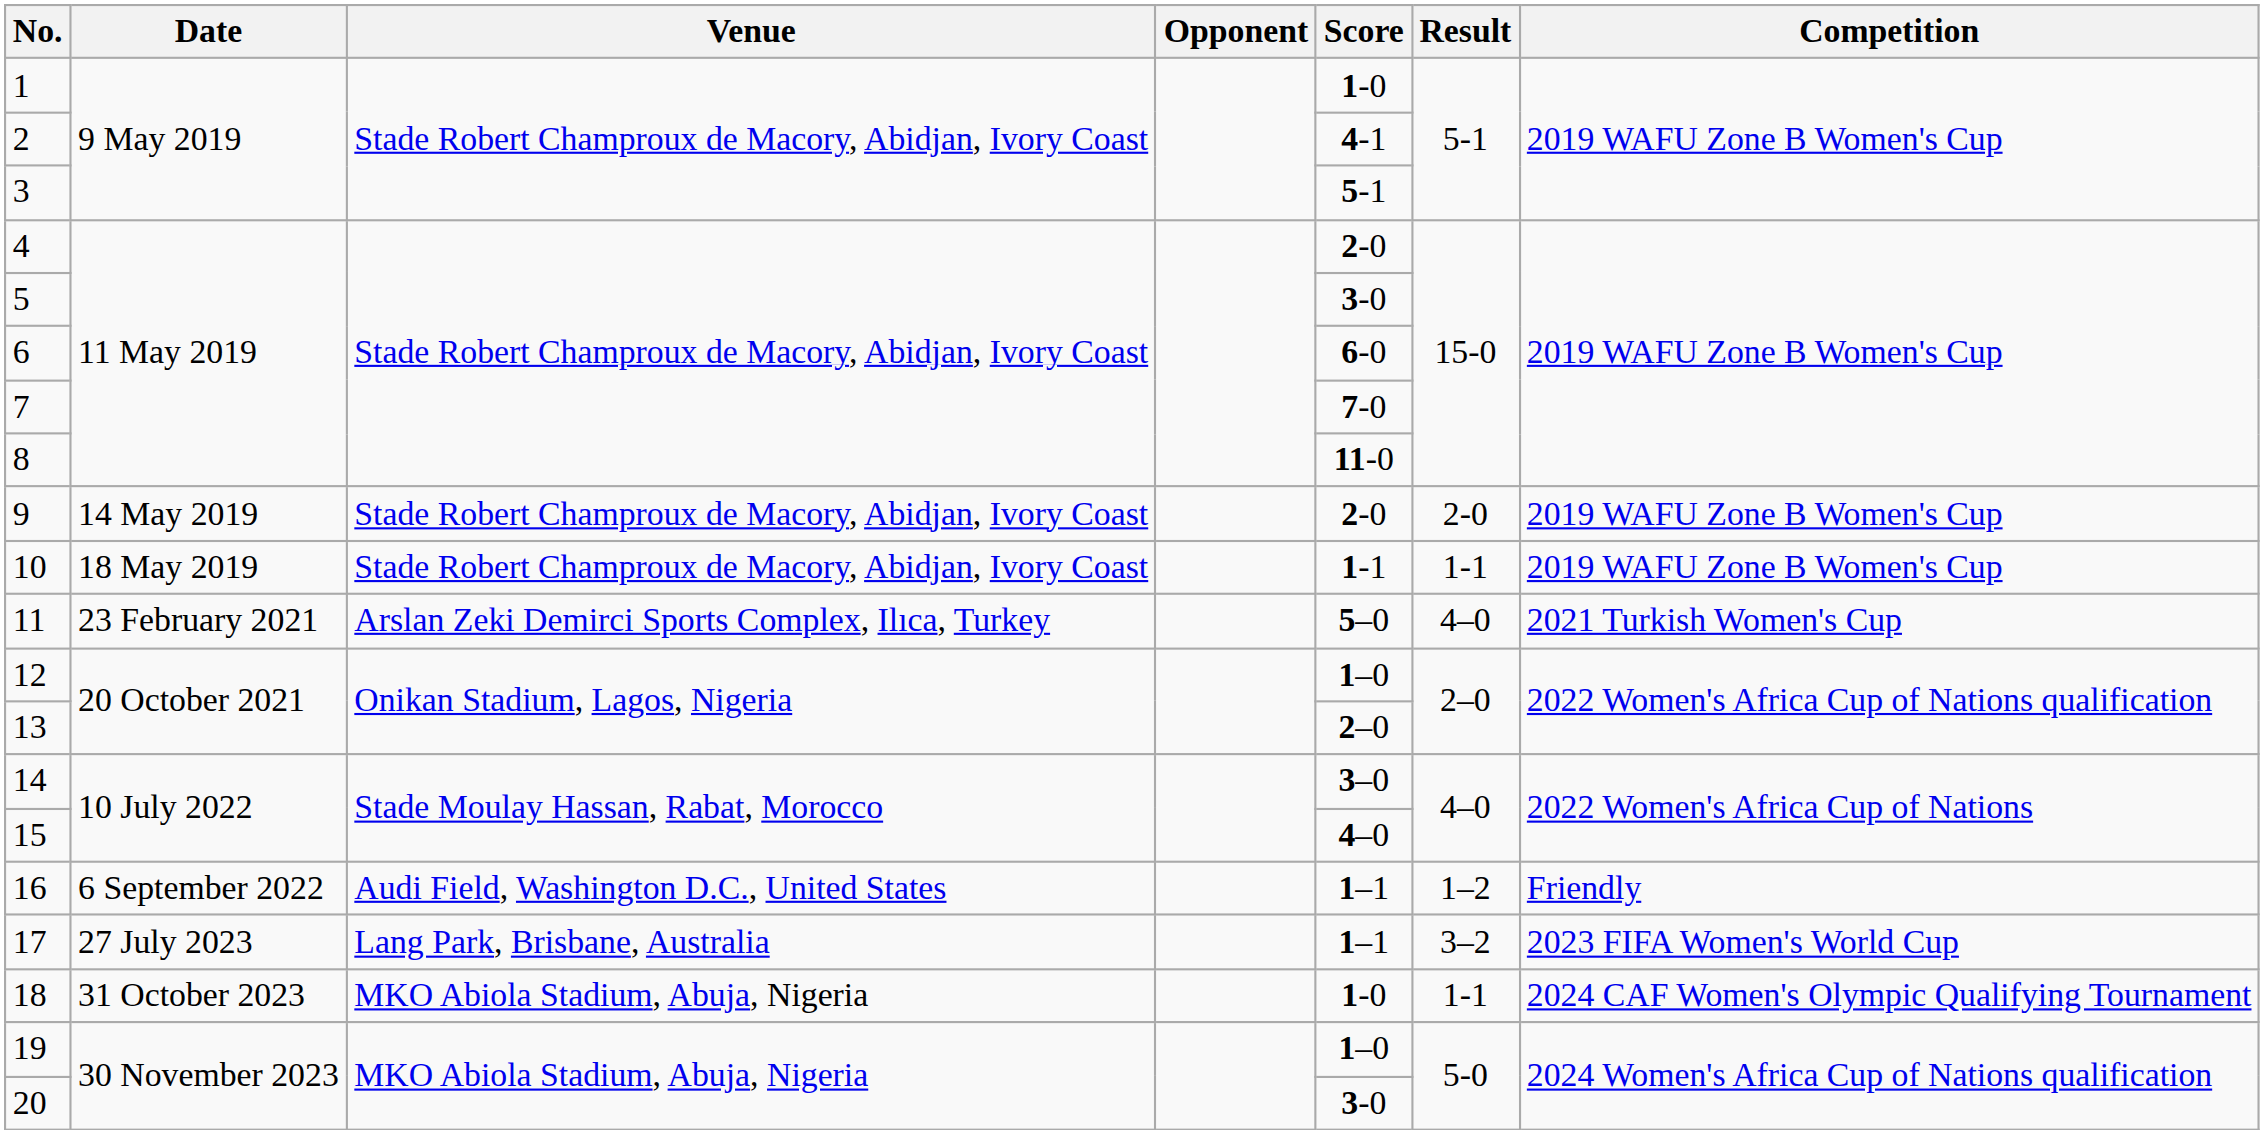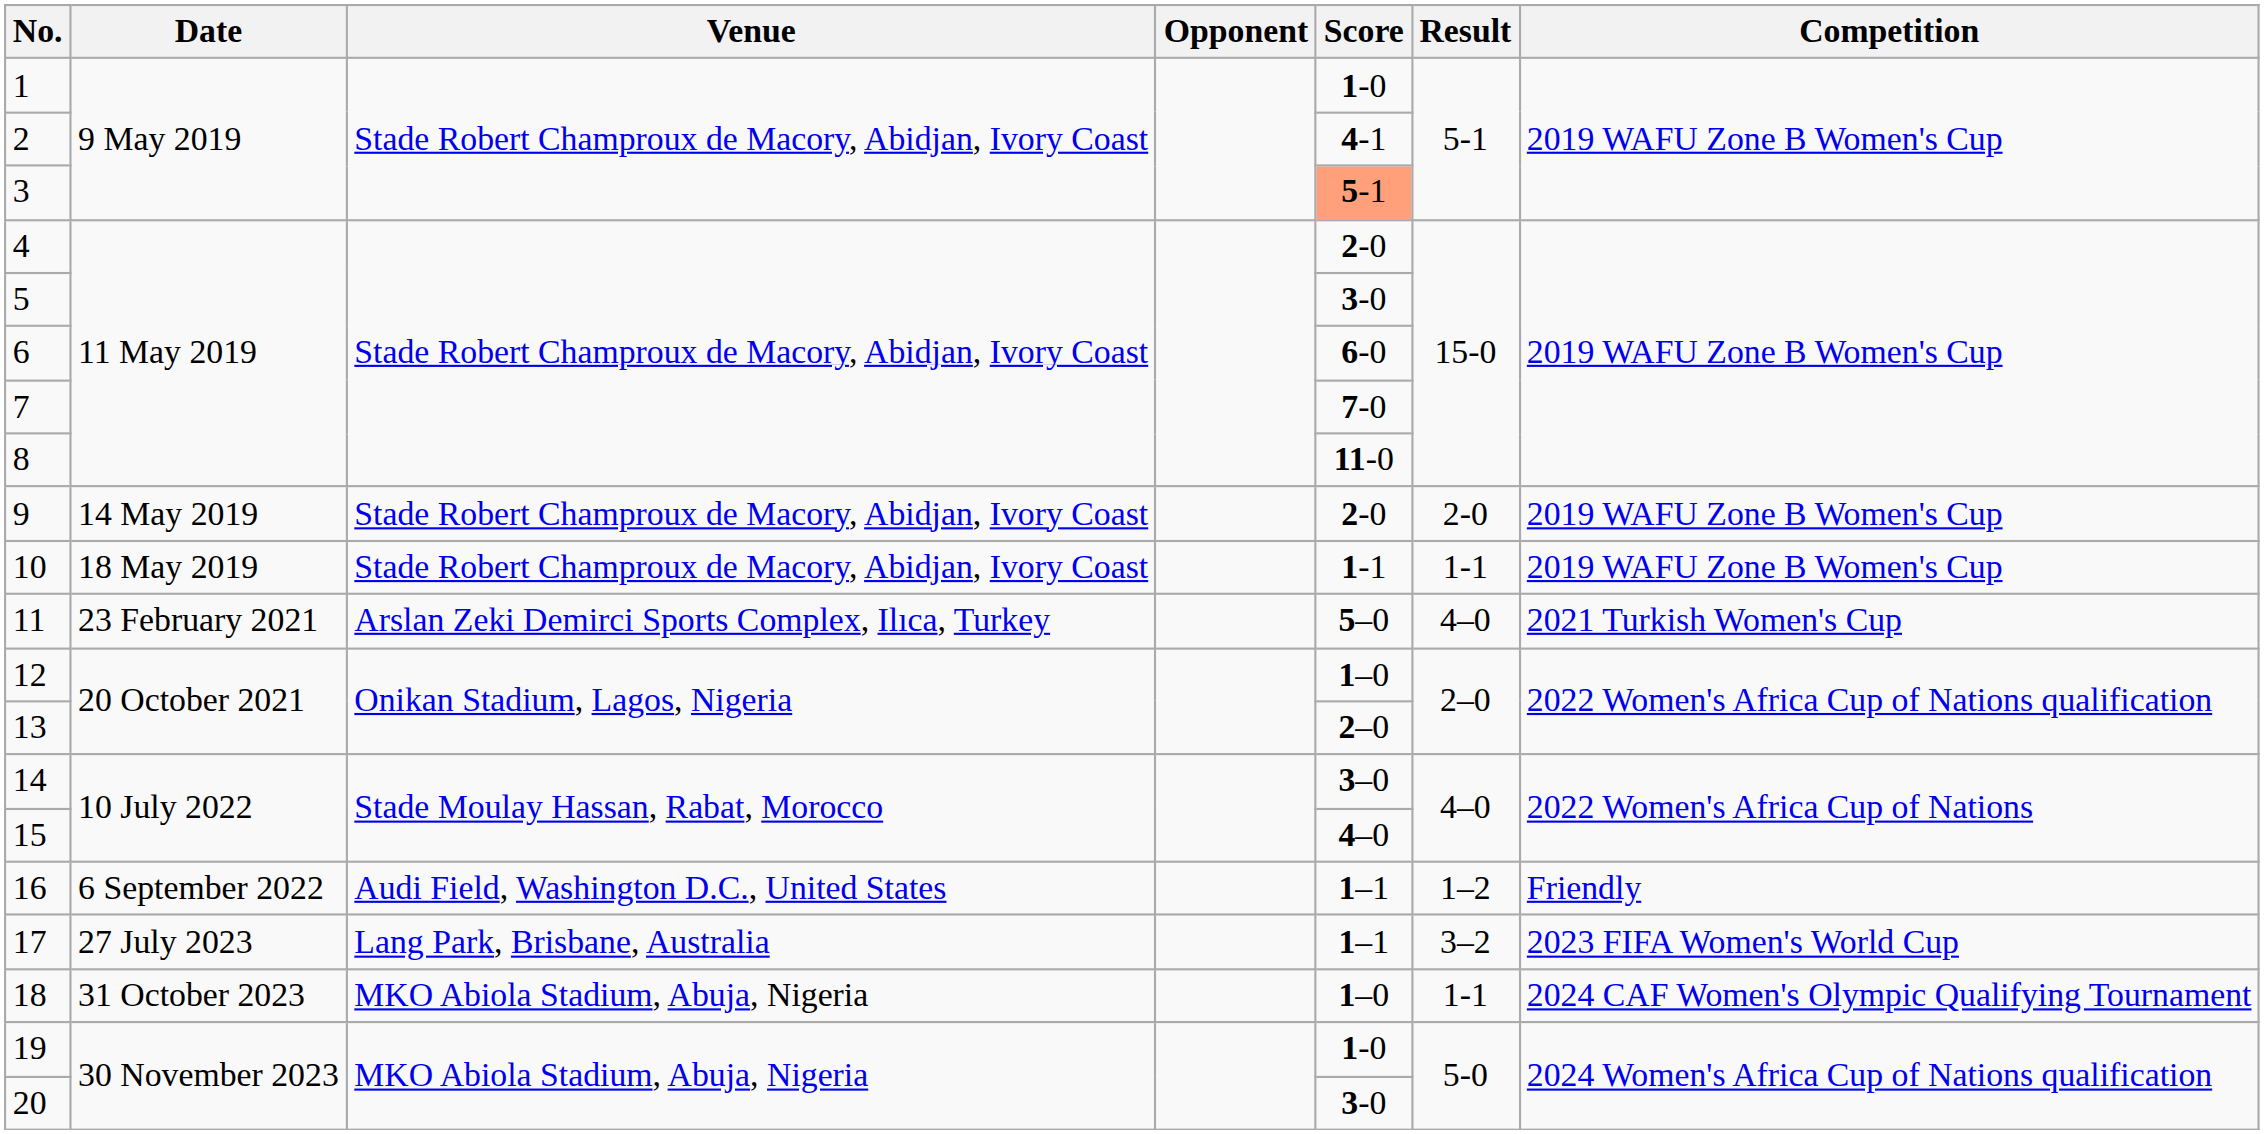(1364, 191) no background -> (1364, 191) lightsalmon background
(1364, 995) 1-0 -> (1364, 995) 1–0
(1364, 1048) 1–0 -> (1364, 1048) 1-0
